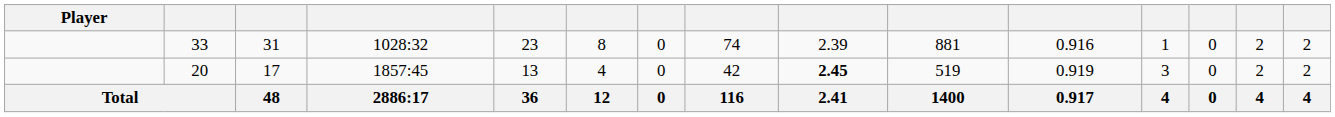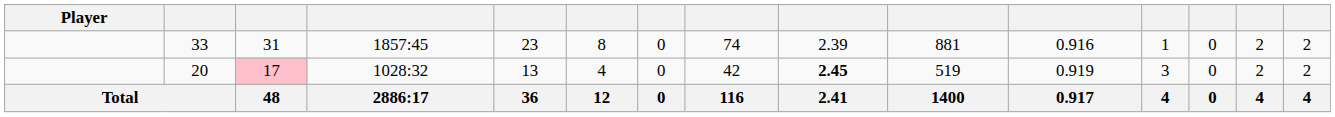(401, 44) 1028:32 -> (401, 44) 1857:45
(271, 71) no background -> (271, 71) pink background
(401, 71) 1857:45 -> (401, 71) 1028:32
